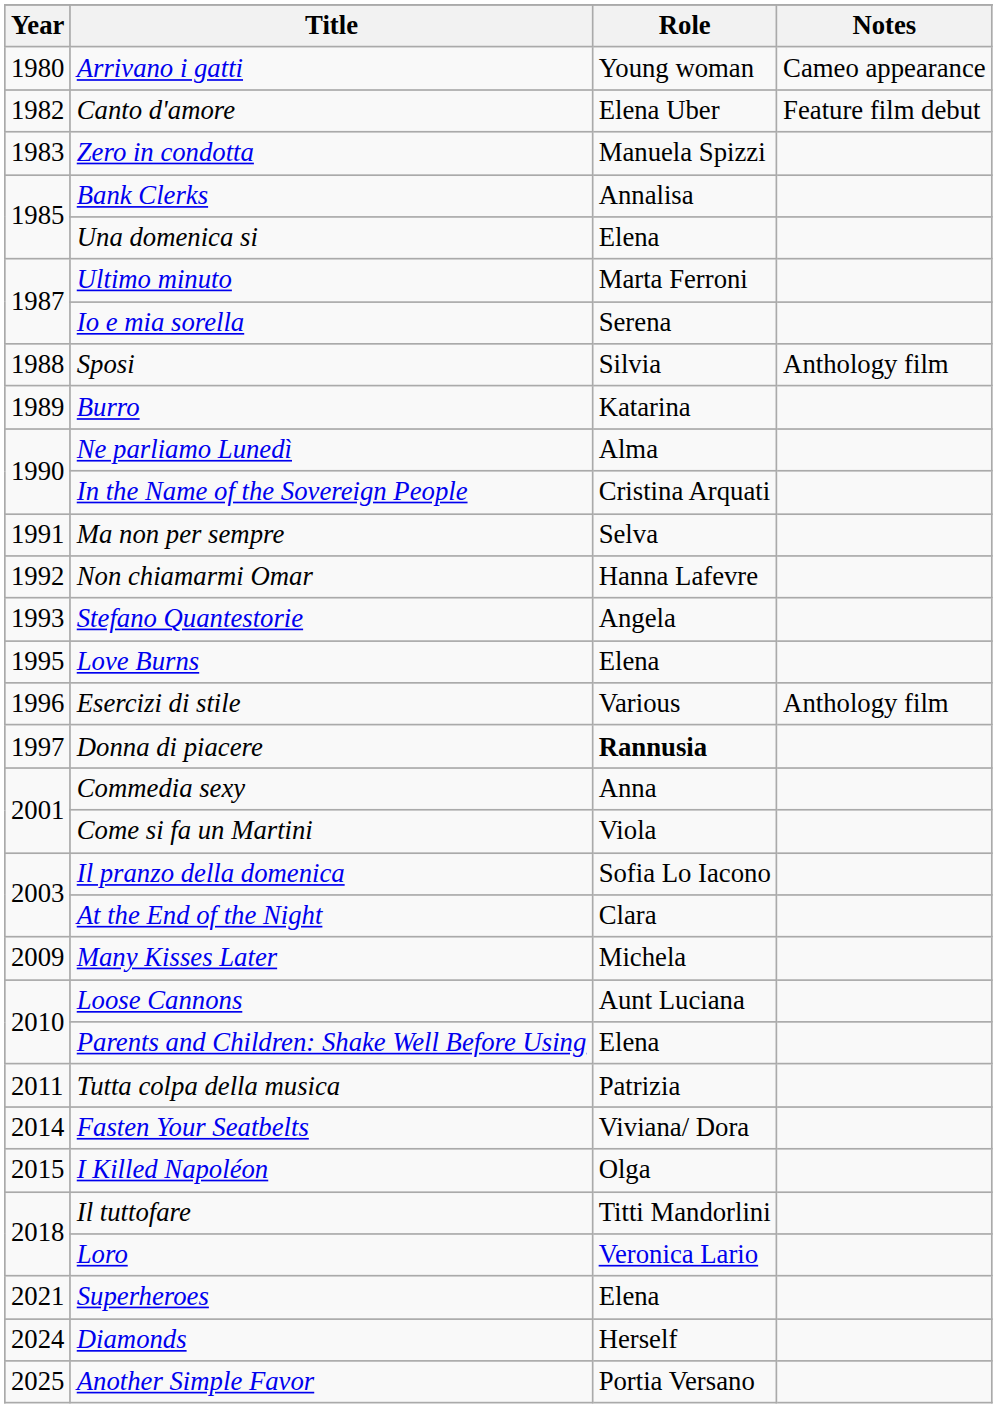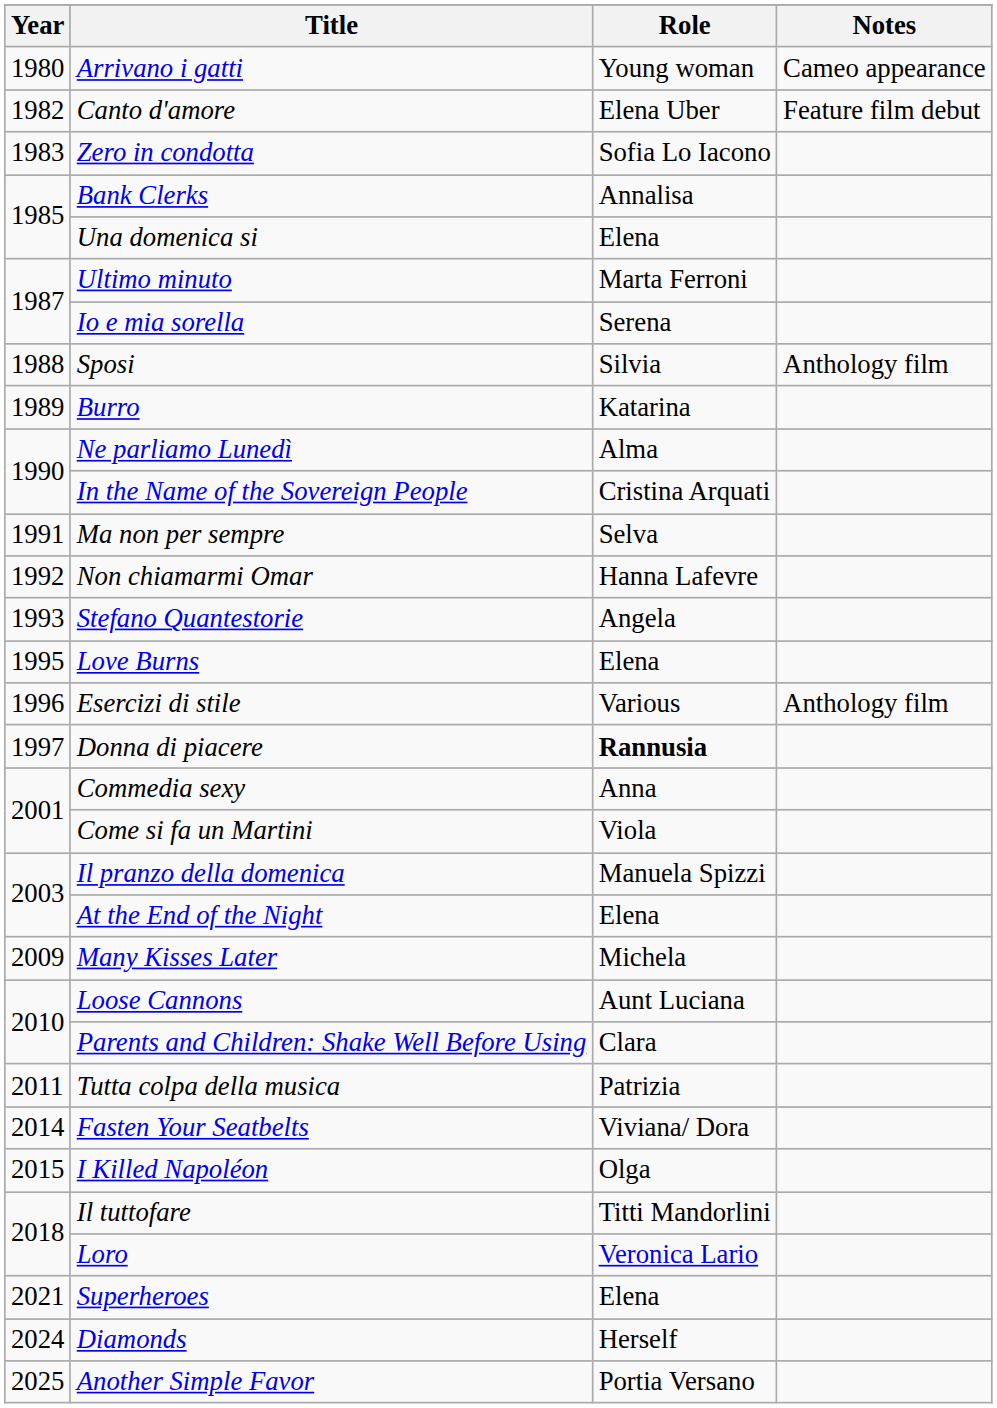(682, 152) Manuela Spizzi -> (685, 152) Sofia Lo Iacono
(685, 873) Sofia Lo Iacono -> (682, 873) Manuela Spizzi
(628, 915) Clara -> (629, 915) Elena
(629, 1042) Elena -> (628, 1042) Clara
